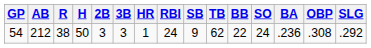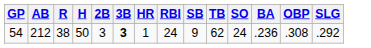- column: (240, 14)
(123, 33) normal -> (123, 33) bold
